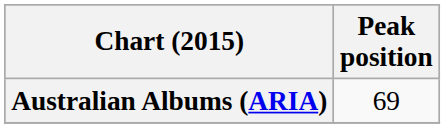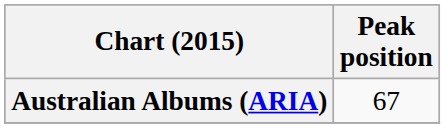(386, 100) 69 -> (386, 100) 67
